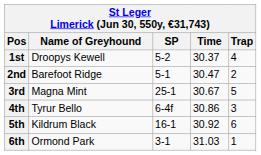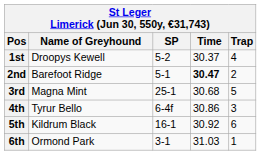(206, 74) normal -> (206, 74) bold
(206, 91) 30.67 -> (206, 91) 30.68
